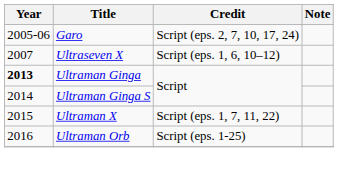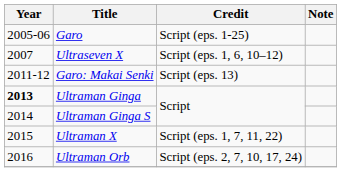(228, 34) Script (eps. 2, 7, 10, 17, 24) -> (204, 34) Script (eps. 1-25)
+ row: (105, 75)
(201, 136) Script (eps. 1-25) -> (231, 156) Script (eps. 2, 7, 10, 17, 24)
